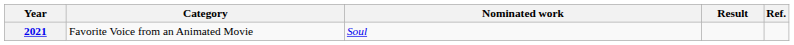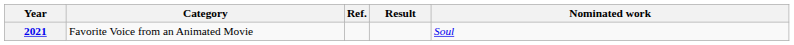columns swapped: (523, 13) <-> (776, 13)
